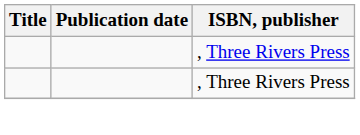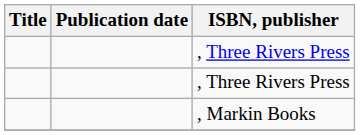+ row: (28, 115)
